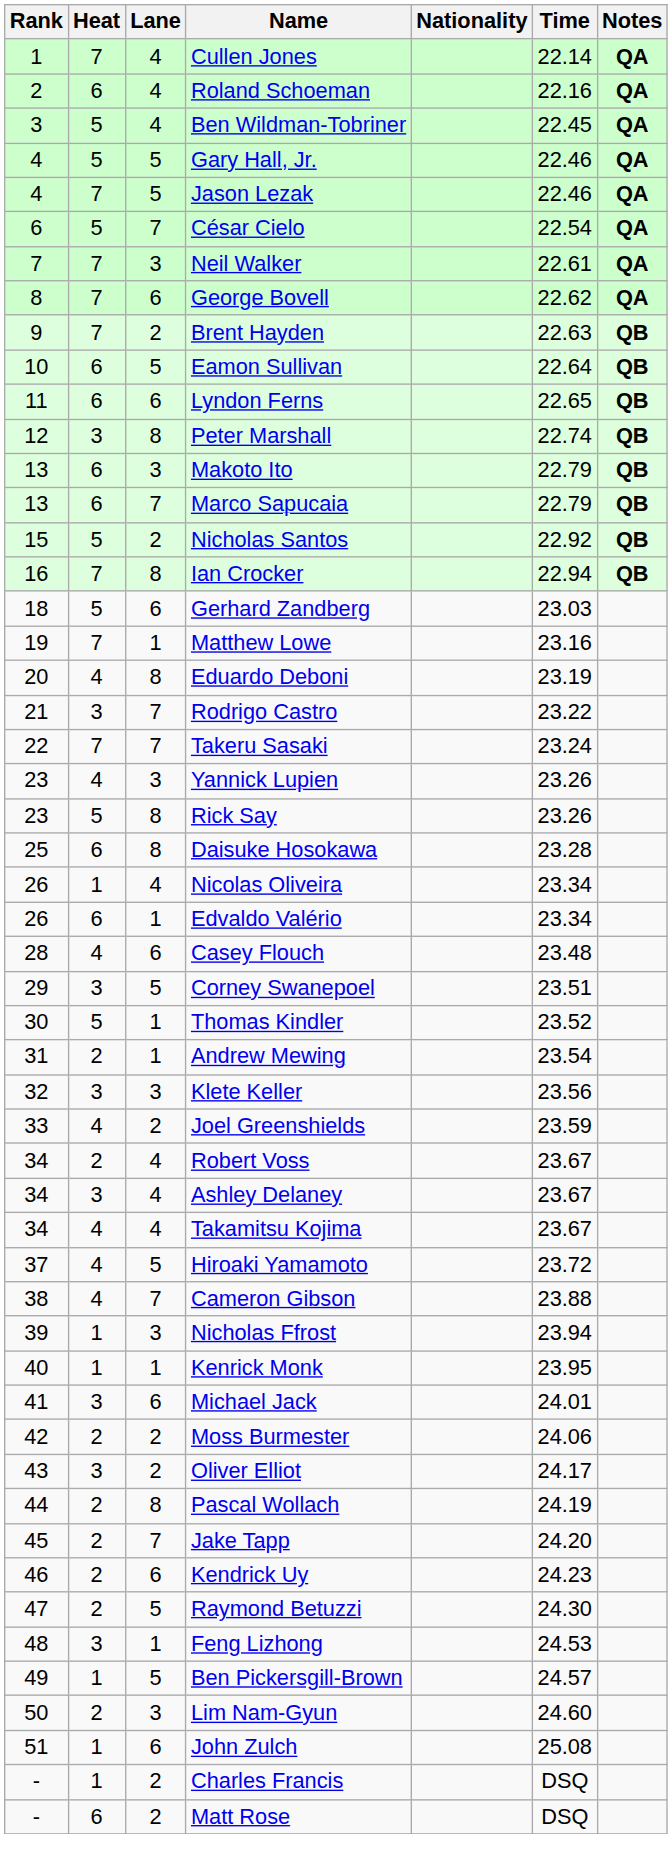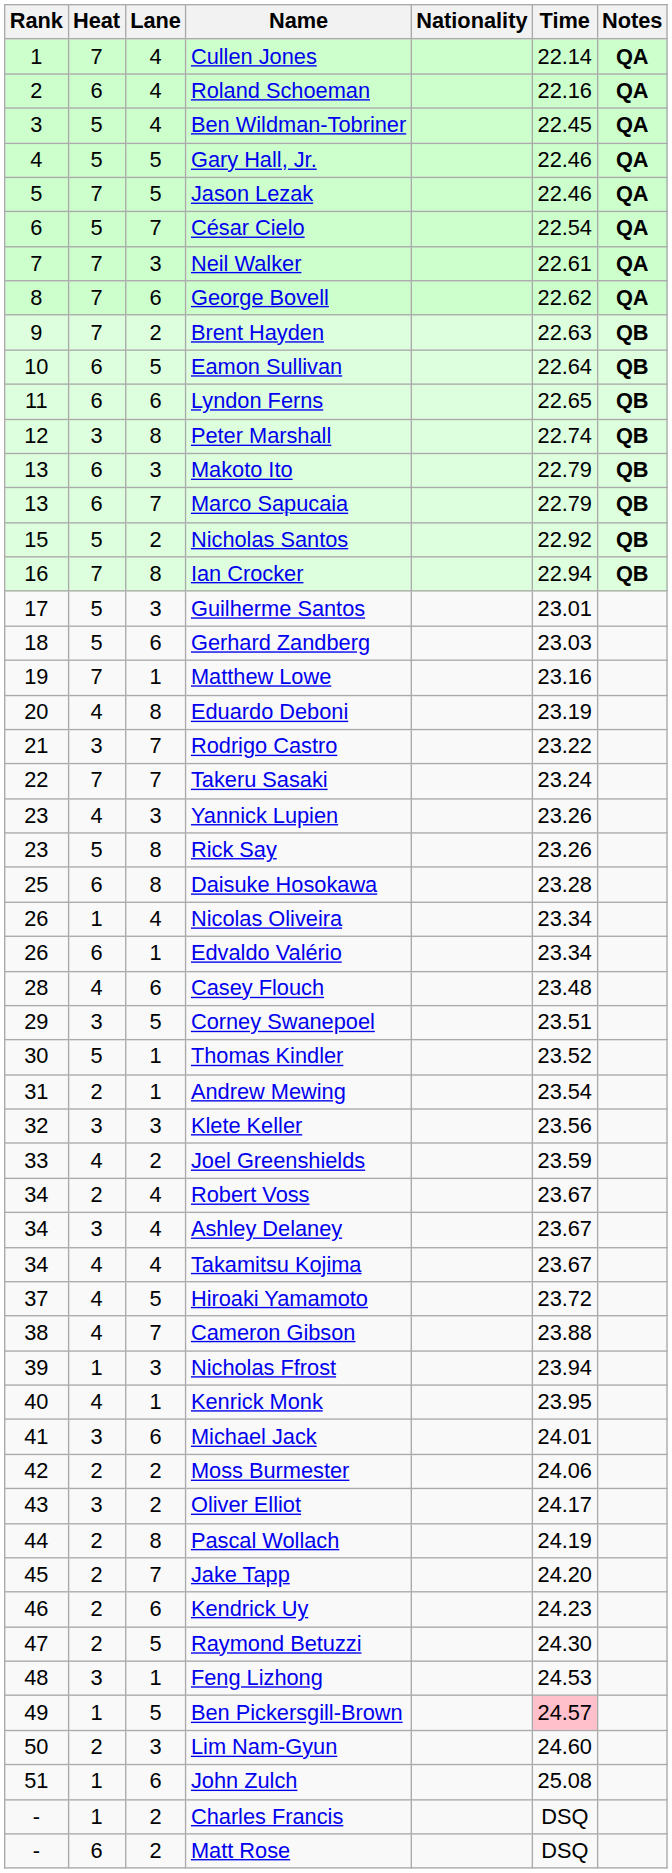(36, 194) 4 -> (36, 194) 5
+ row: (278, 608)
(97, 1367) 1 -> (97, 1402) 4
(565, 1678) no background -> (565, 1712) pink background
